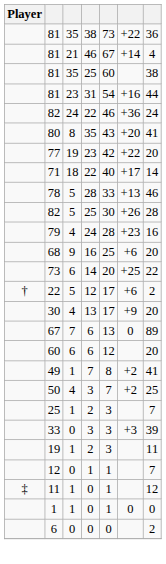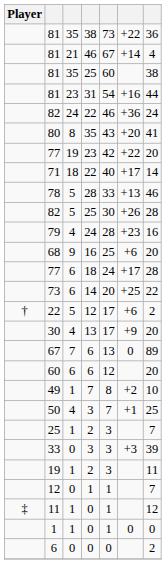+ row: (54, 271)
(152, 370) 41 -> (152, 390) 10
(130, 390) +2 -> (130, 410) +1
